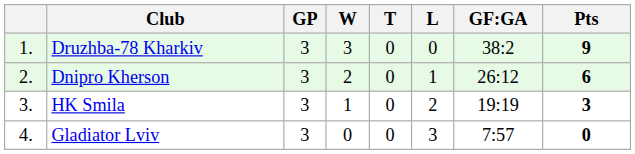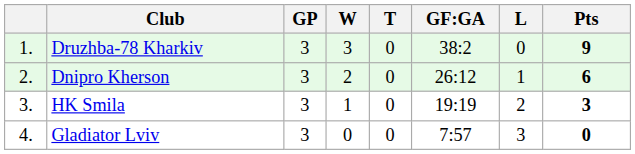columns swapped: (433, 18) <-> (498, 18)
